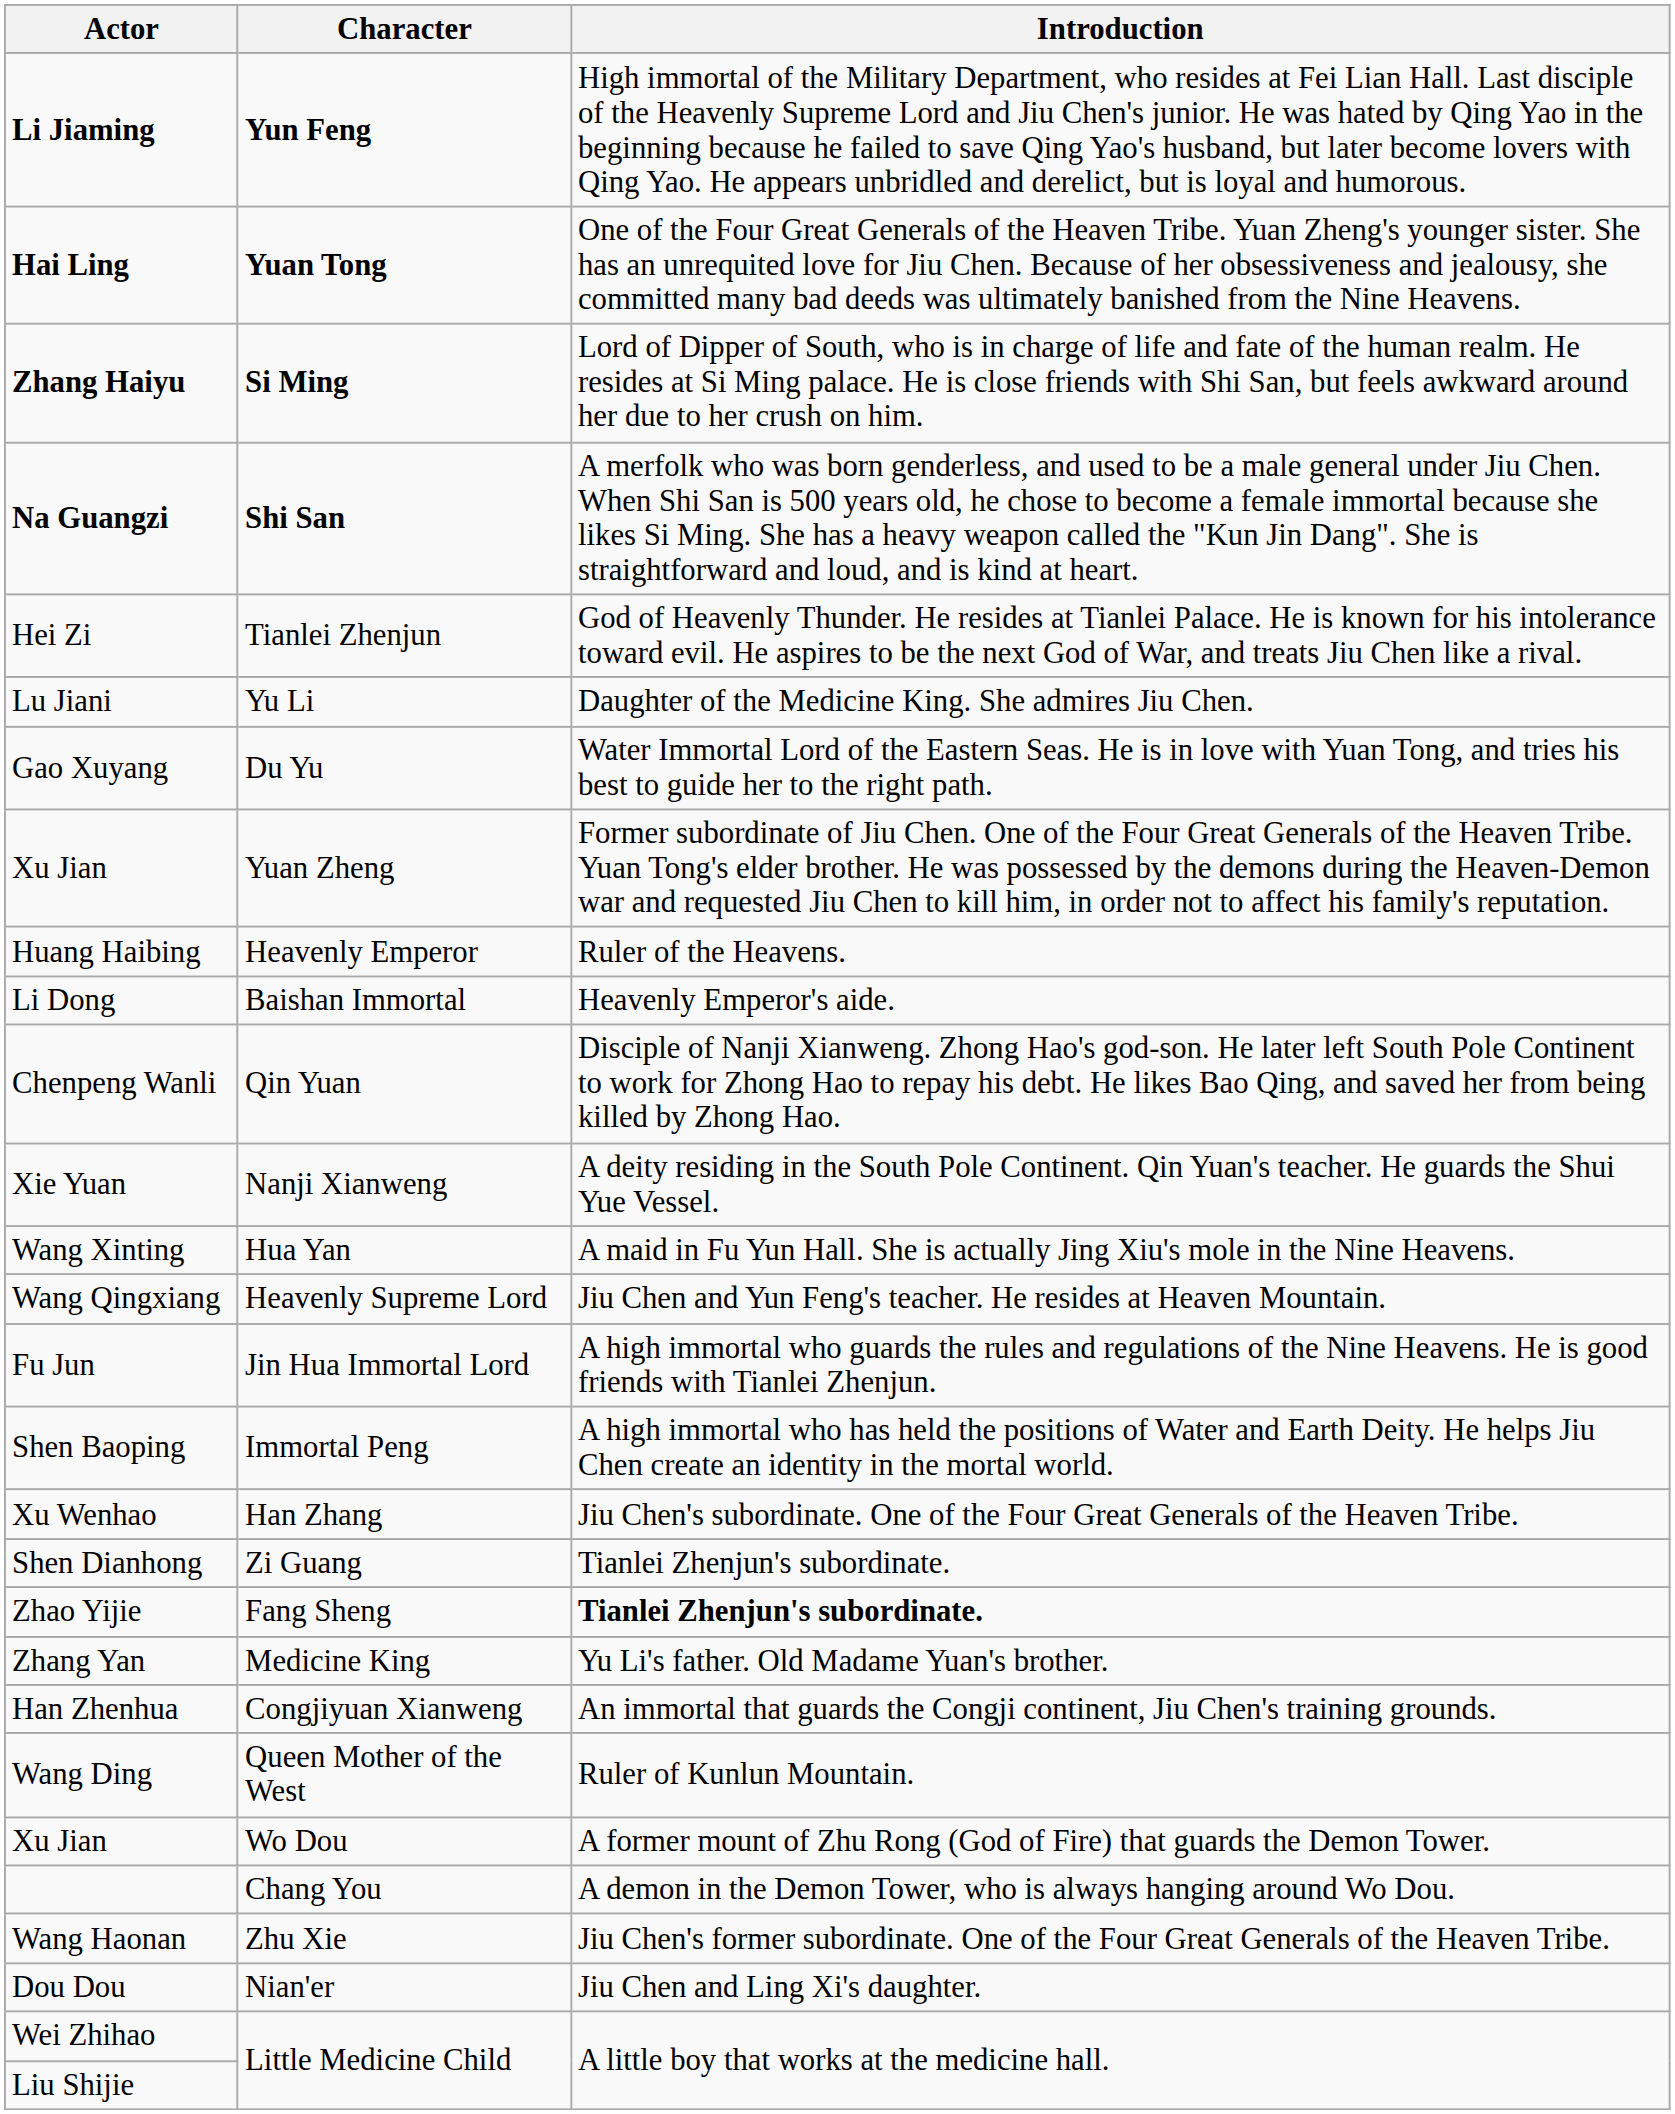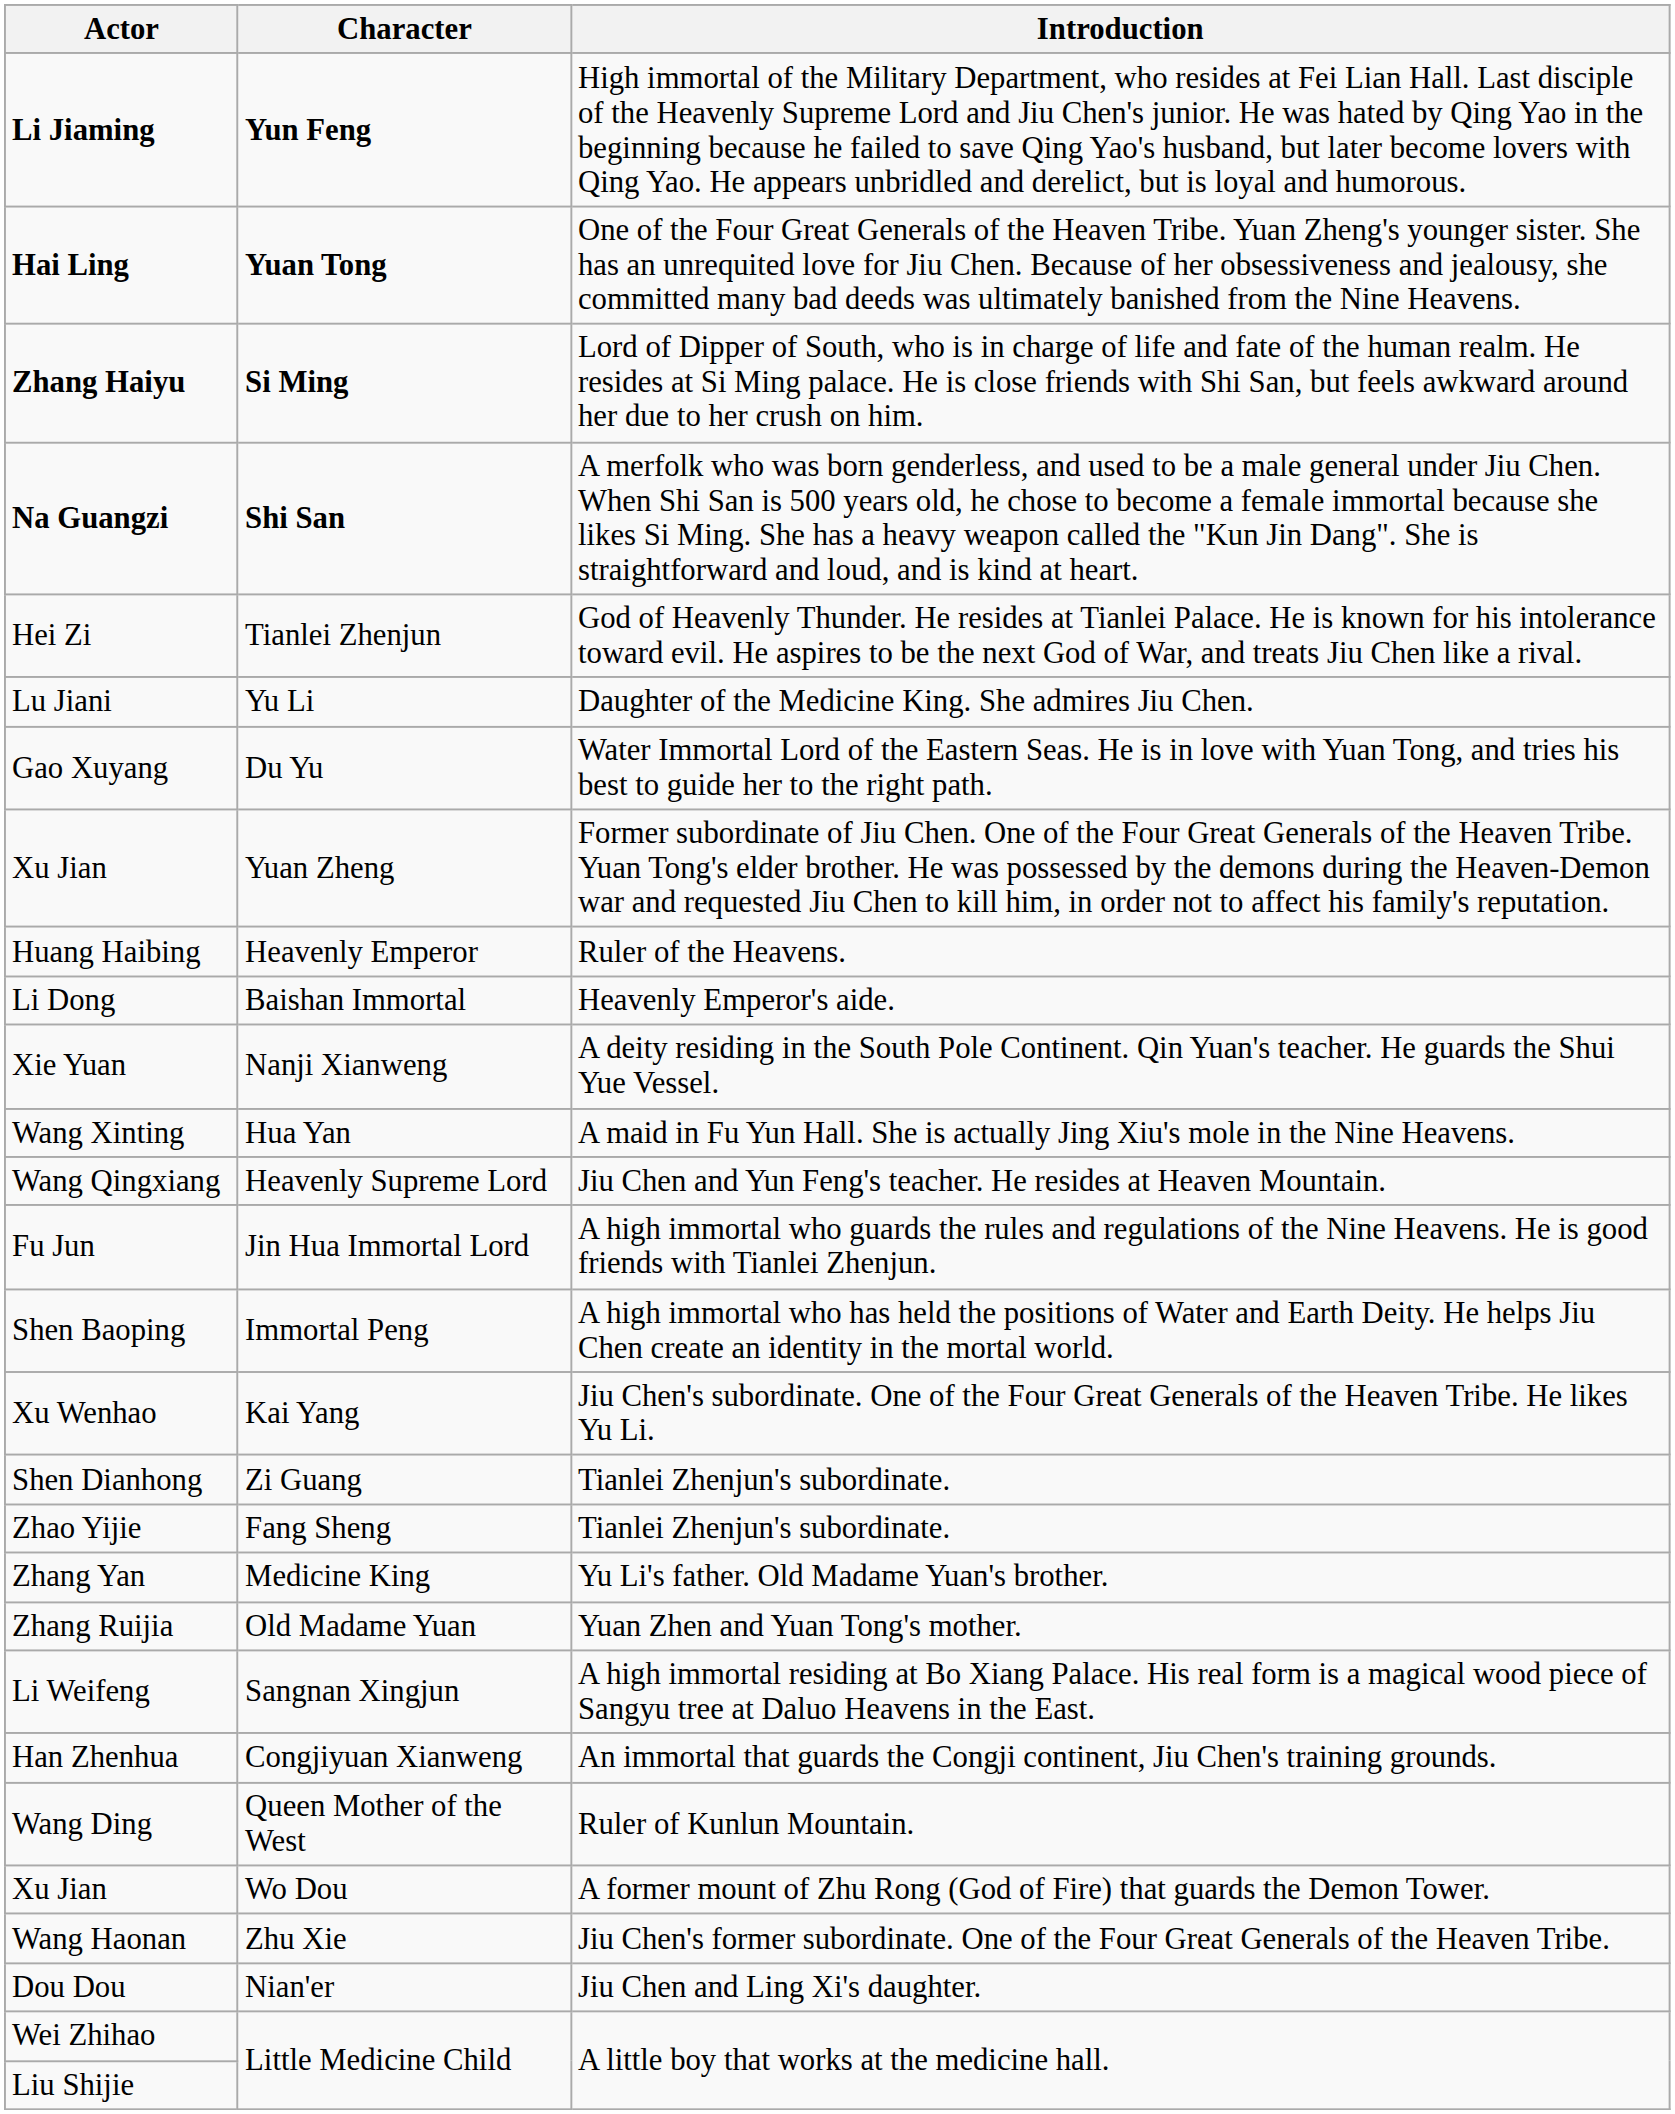- row: (114, 1083)
+ row: (84, 1413)
- row: (84, 1513)
(780, 1611) bold -> (764, 1527) normal
+ row: (93, 1625)
+ row: (81, 1691)
- row: (121, 1890)
